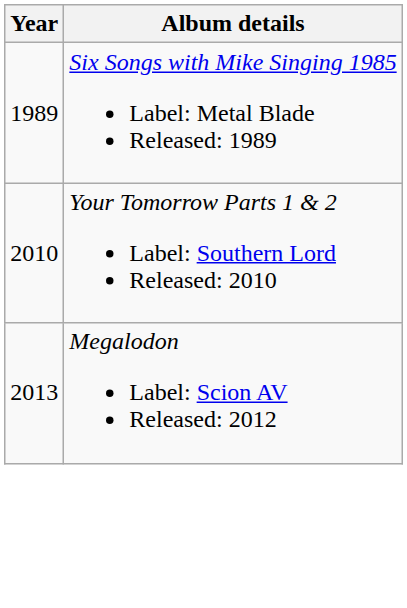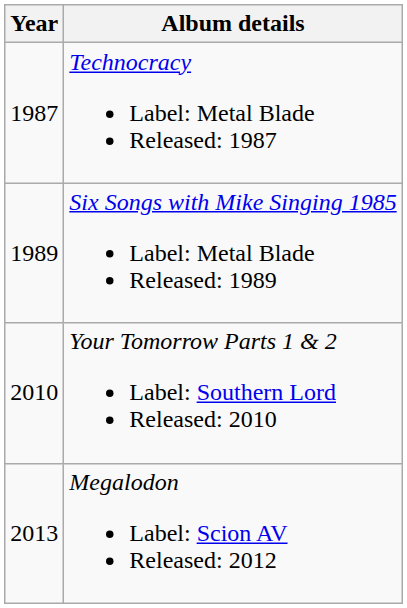+ row: (233, 101)
